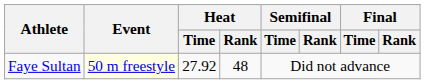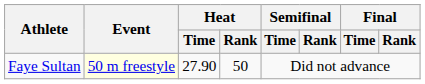(199, 66) 27.92 -> (199, 66) 27.90
(240, 66) 48 -> (240, 66) 50
